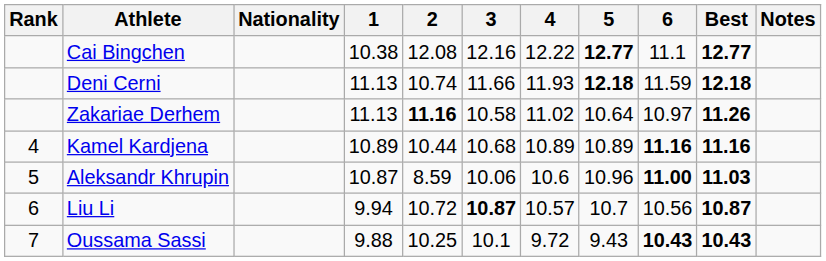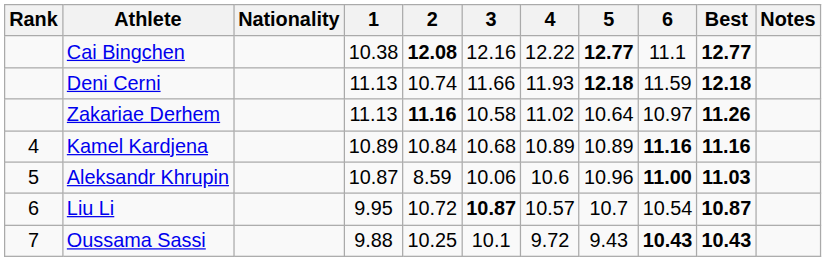(432, 51) normal -> (432, 51) bold
(432, 146) 10.44 -> (432, 146) 10.84
(374, 209) 9.94 -> (374, 209) 9.95
(668, 209) 10.56 -> (668, 209) 10.54
